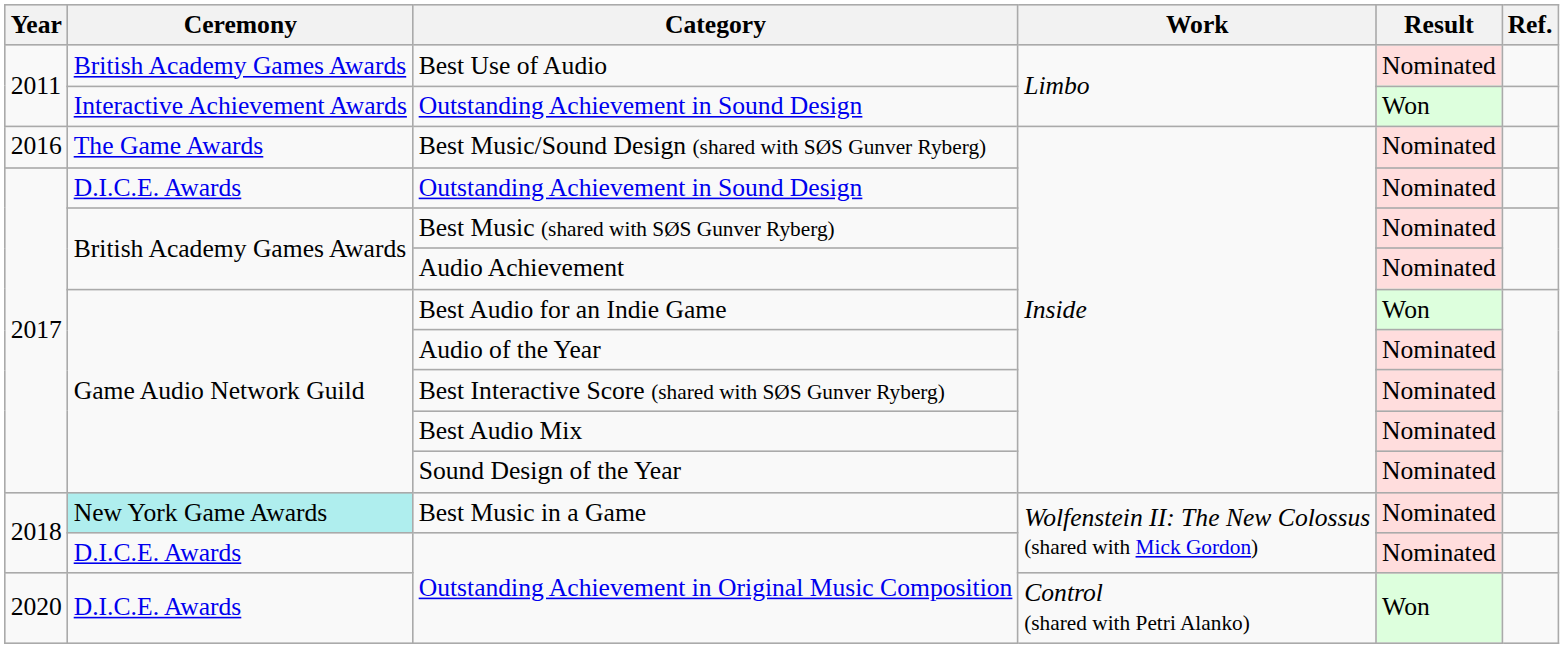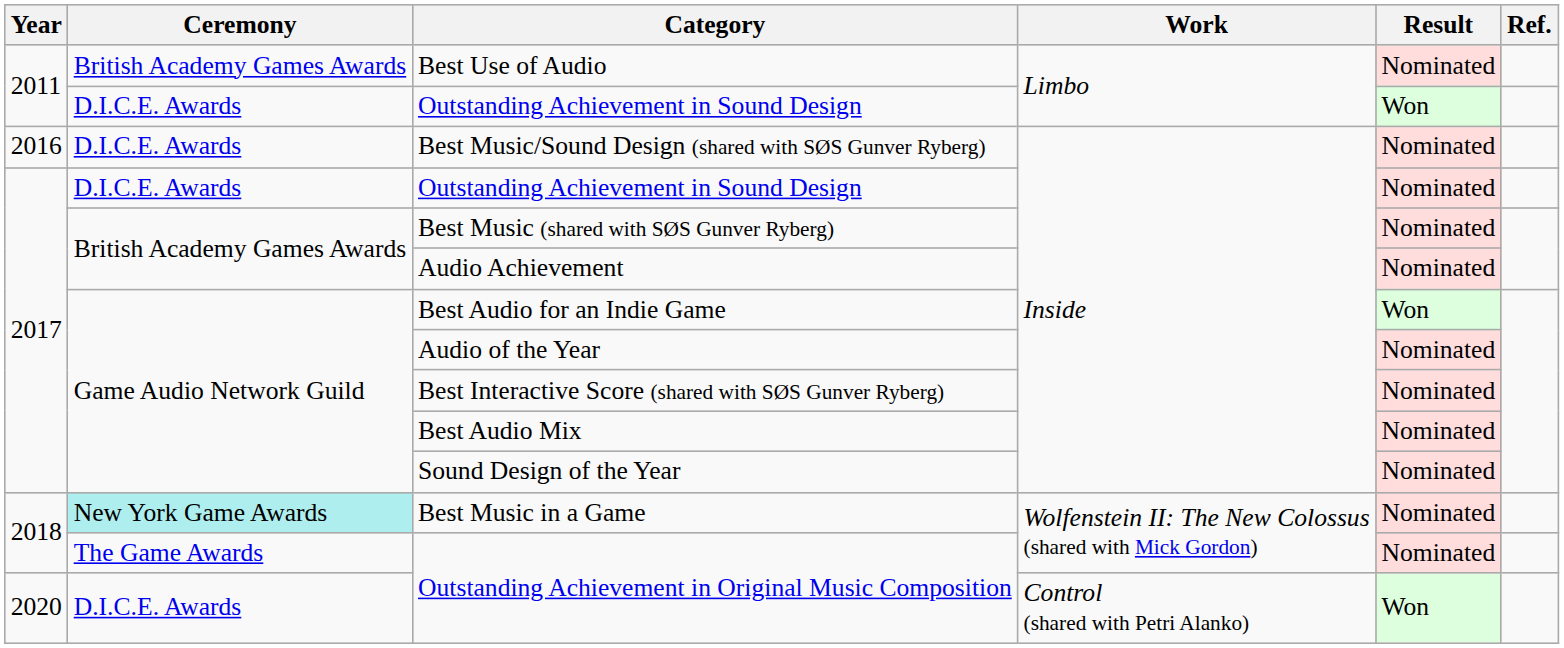(240, 106) Interactive Achievement Awards -> (158, 106) D.I.C.E. Awards
(169, 146) The Game Awards -> (158, 146) D.I.C.E. Awards
(158, 552) D.I.C.E. Awards -> (169, 552) The Game Awards
